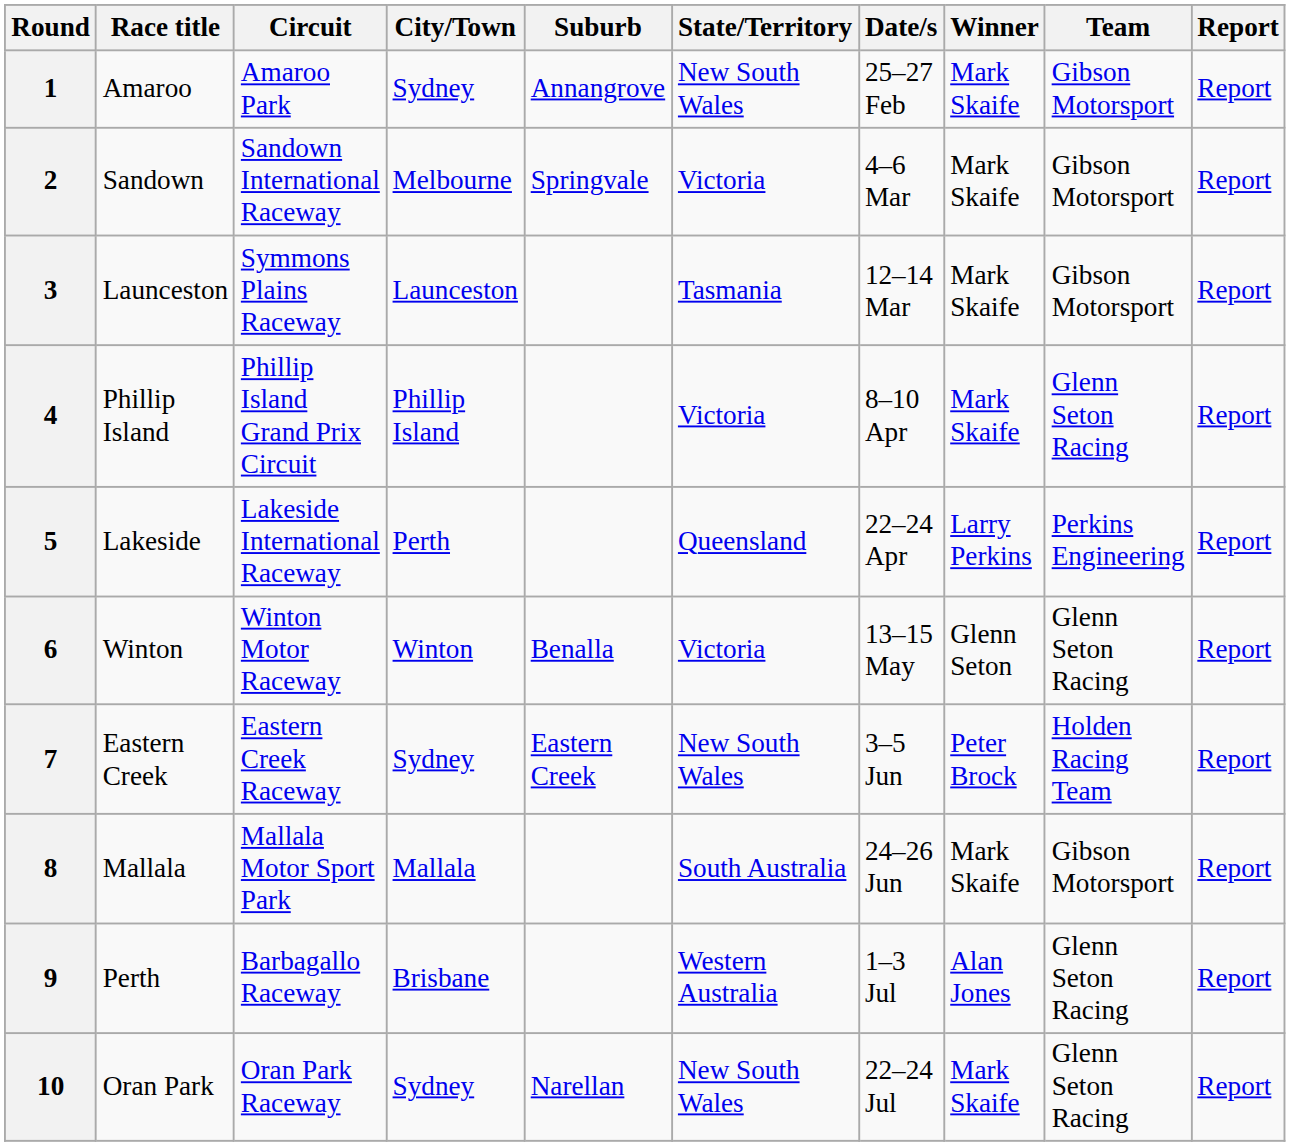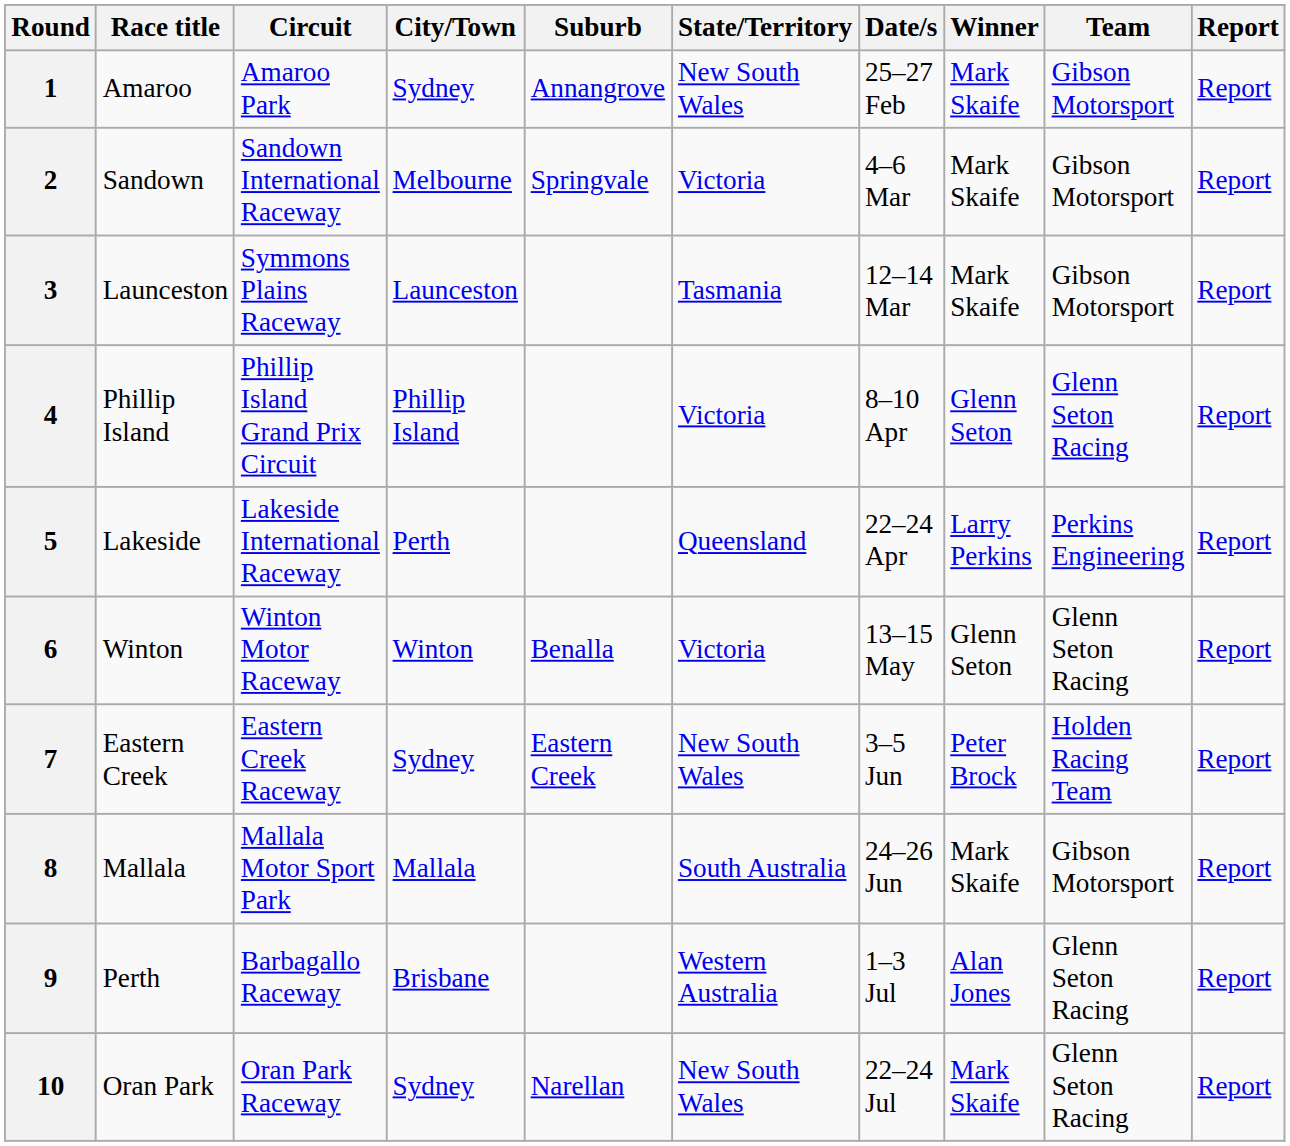(985, 415) Mark Skaife -> (983, 415) Glenn Seton
